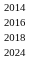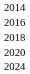+ row: (15, 52)
